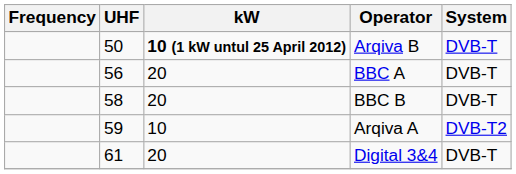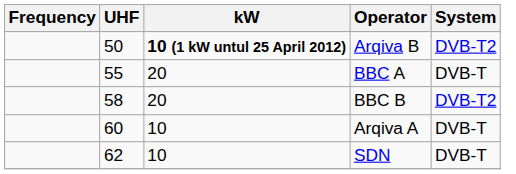(471, 45) DVB-T -> (466, 45) DVB-T2
(113, 73) 56 -> (113, 73) 55
(471, 100) DVB-T -> (466, 100) DVB-T2
(113, 127) 59 -> (113, 127) 60
(476, 127) DVB-T2 -> (461, 127) DVB-T
- row: (396, 155)
+ row: (372, 155)
